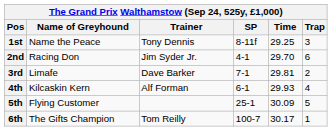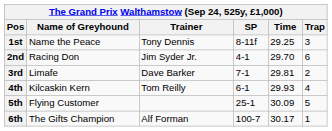(165, 88) Alf Forman -> (164, 88) Tom Reilly
(164, 118) Tom Reilly -> (165, 118) Alf Forman
